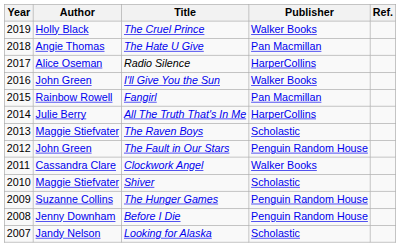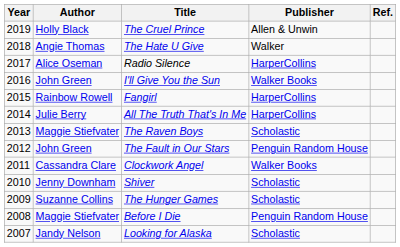(284, 30) Walker Books -> (284, 30) Allen & Unwin
(286, 47) Pan Macmillan -> (268, 47) Walker
(286, 98) Pan Macmillan -> (284, 98) HarperCollins
(77, 183) Maggie Stiefvater -> (76, 183) Jenny Downham
(309, 200) Penguin Random House -> (276, 200) Scholastic
(76, 217) Jenny Downham -> (77, 217) Maggie Stiefvater
